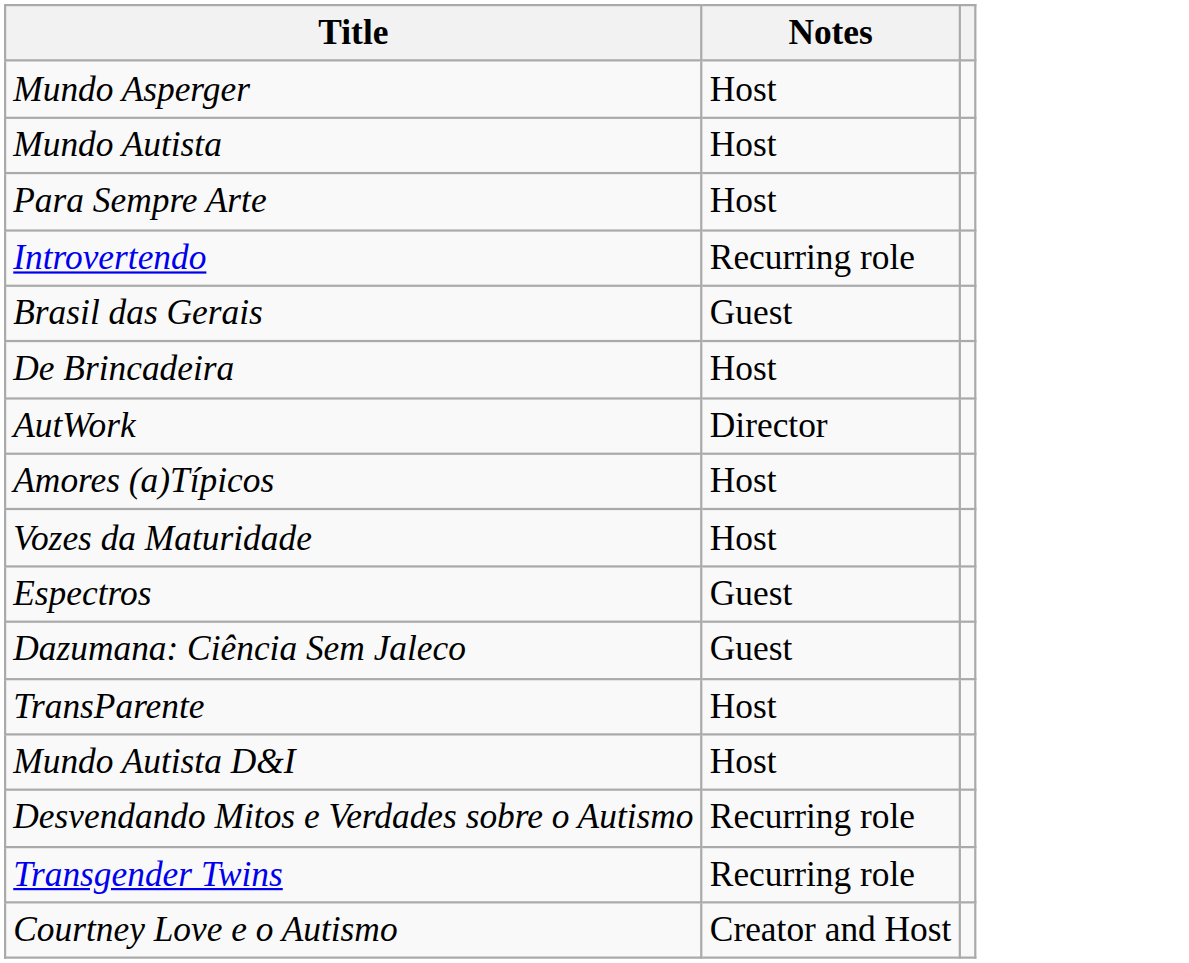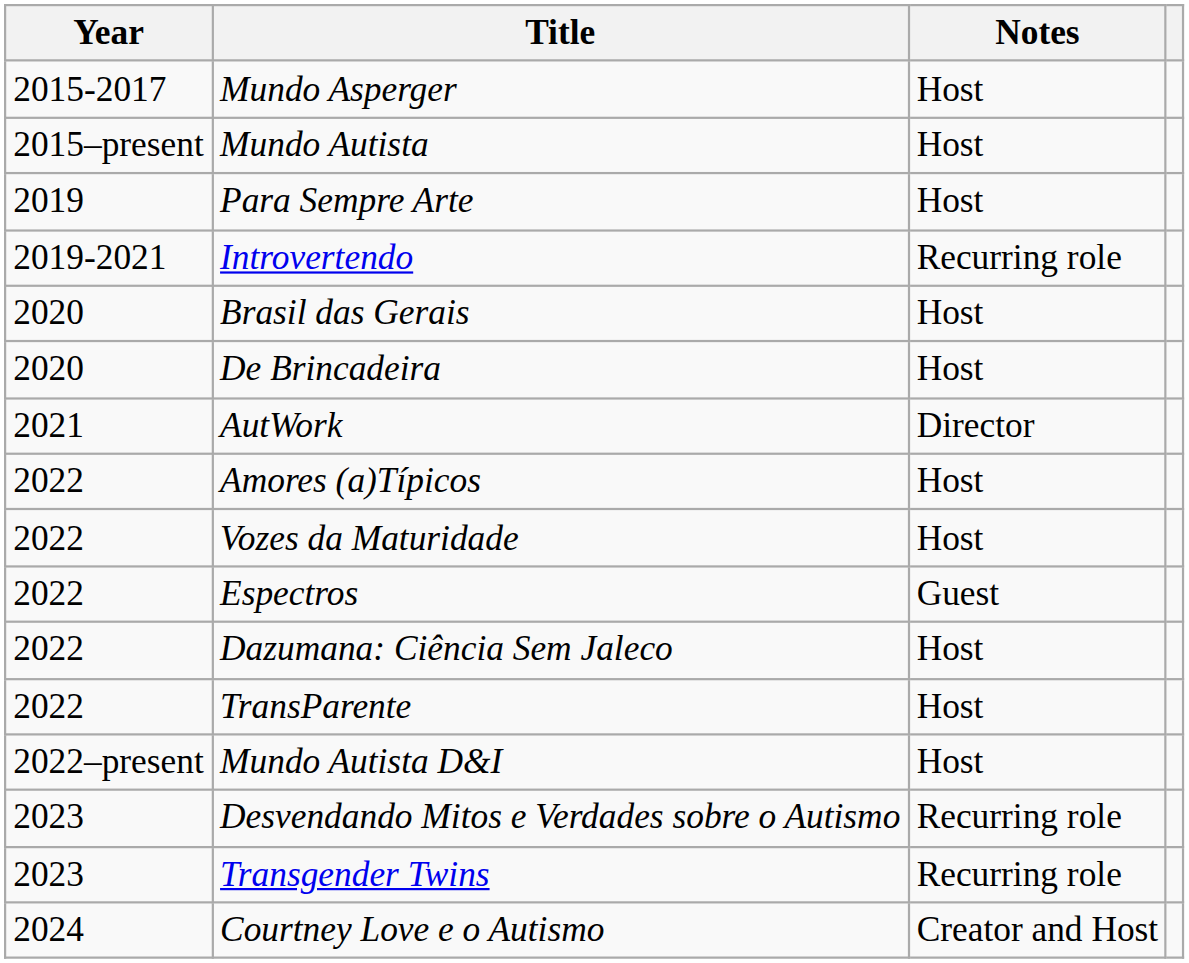+ column: (109, 32)
(751, 312) Guest -> (950, 312) Host
(751, 649) Guest -> (950, 649) Host
